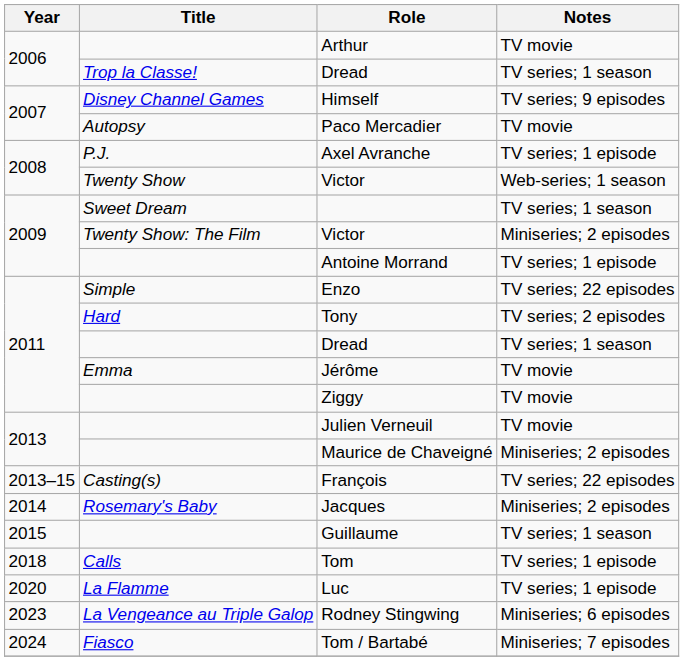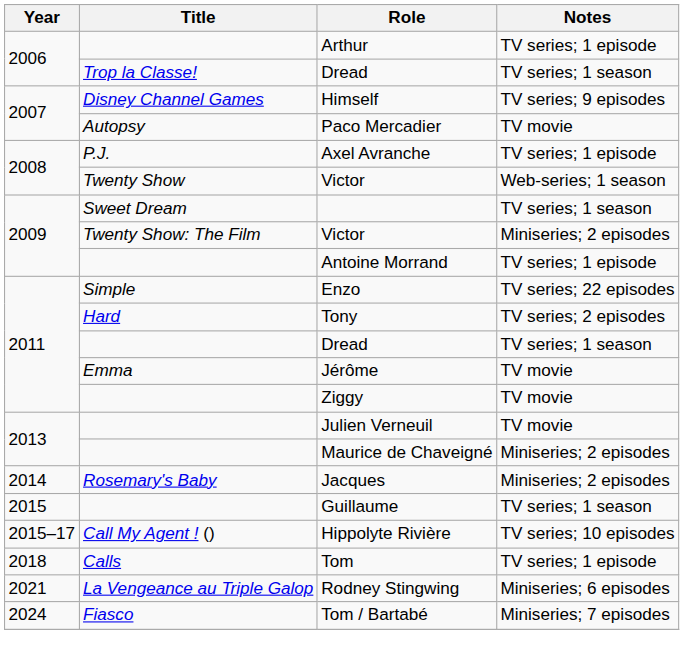(537, 45) TV movie -> (578, 45) TV series; 1 episode
- row: (122, 479)
+ row: (149, 533)
- row: (126, 588)
(28, 615) 2023 -> (28, 588) 2021
